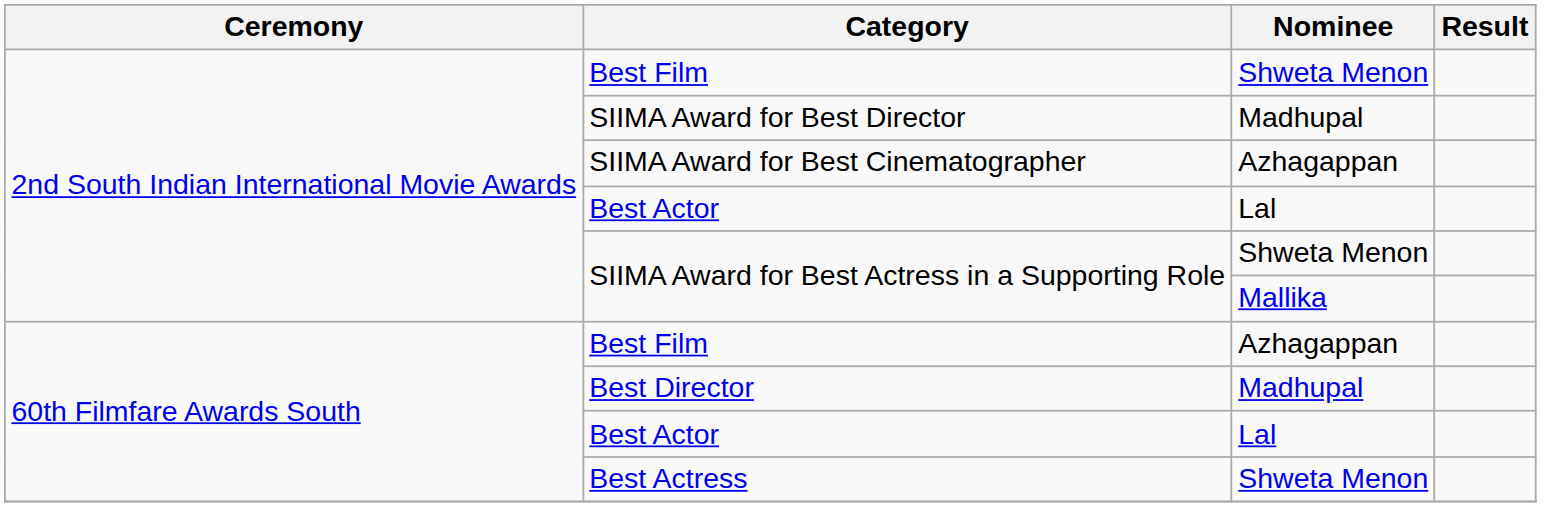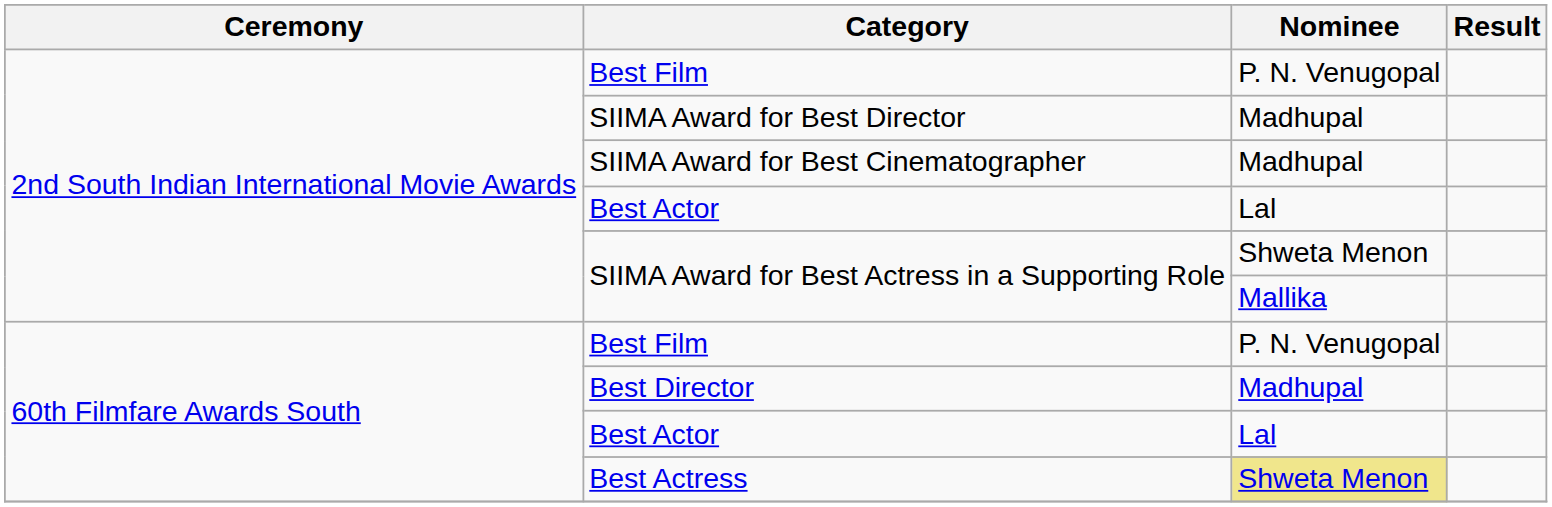(1333, 72) Shweta Menon -> (1339, 72) P. N. Venugopal
(1318, 162) Azhagappan -> (1301, 162) Madhupal
(1318, 343) Azhagappan -> (1339, 343) P. N. Venugopal
(1333, 478) no background -> (1333, 478) khaki background
